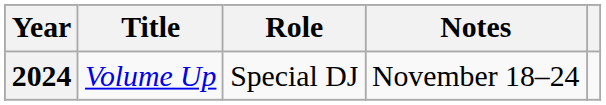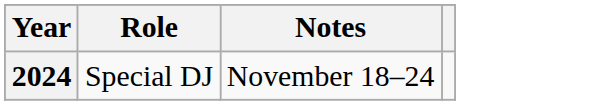- column: (151, 28)
